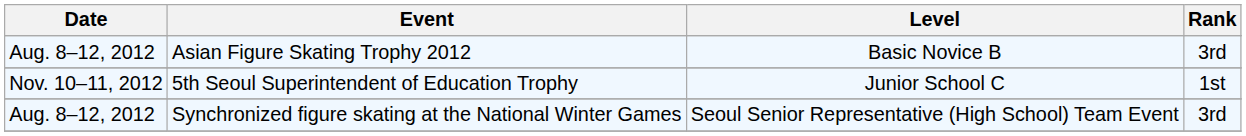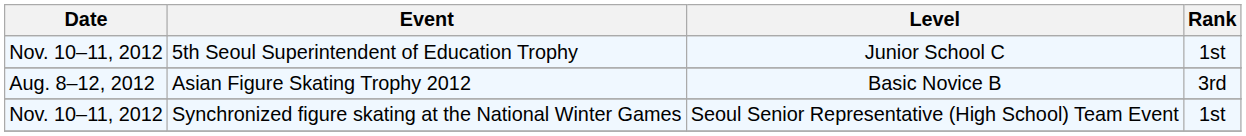rows swapped: (321, 51) <-> (375, 83)
(82, 114) Aug. 8–12, 2012 -> (86, 114) Nov. 10–11, 2012
(1212, 114) 3rd -> (1212, 114) 1st
